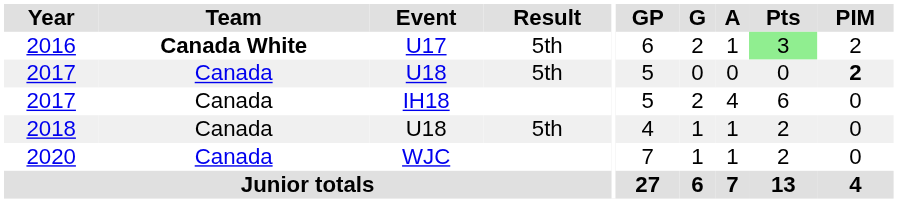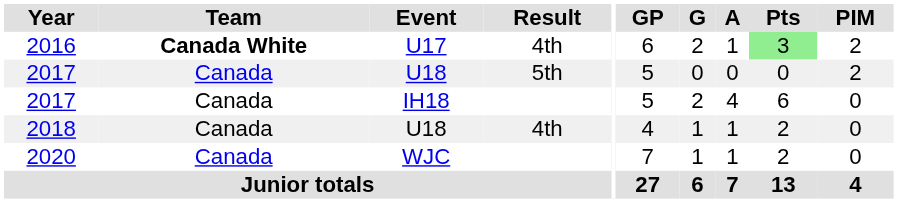(547, 45) 5th -> (547, 45) 4th
(855, 73) bold -> (855, 73) normal
(547, 128) 5th -> (547, 128) 4th
